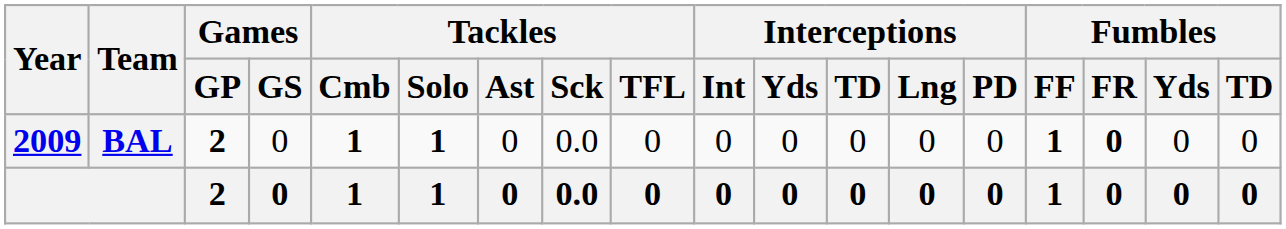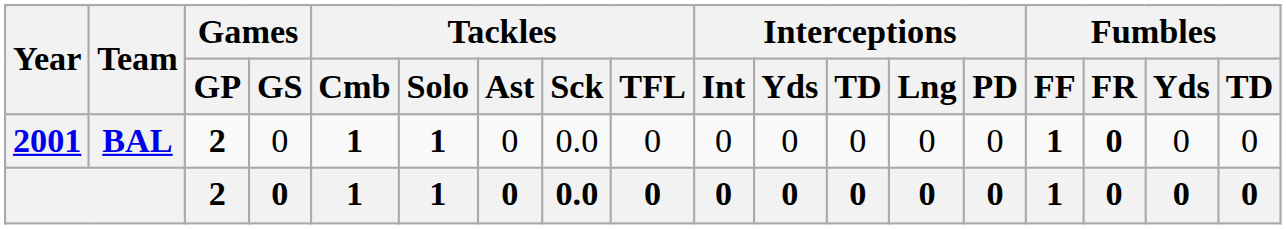(47, 140) 2009 -> (47, 140) 2001
